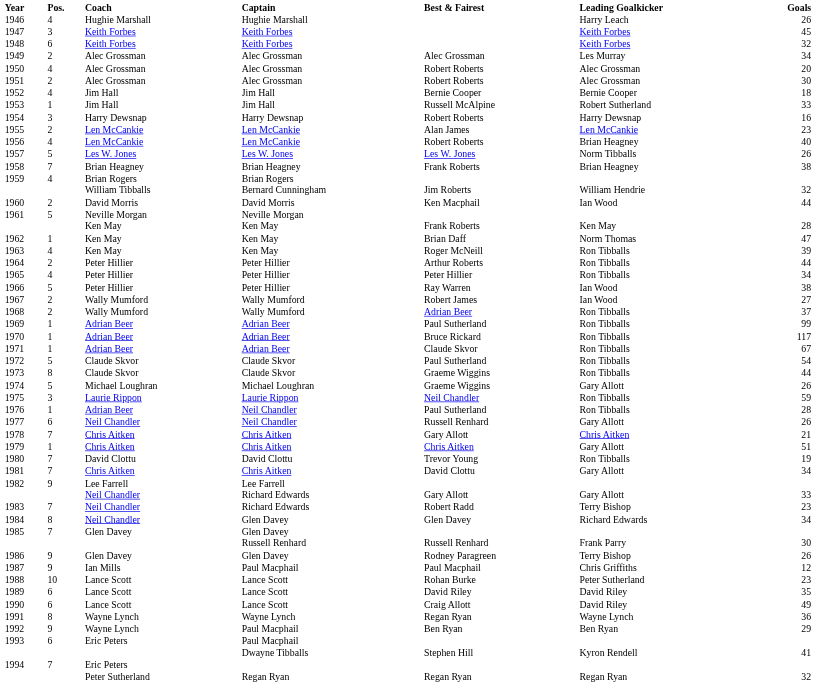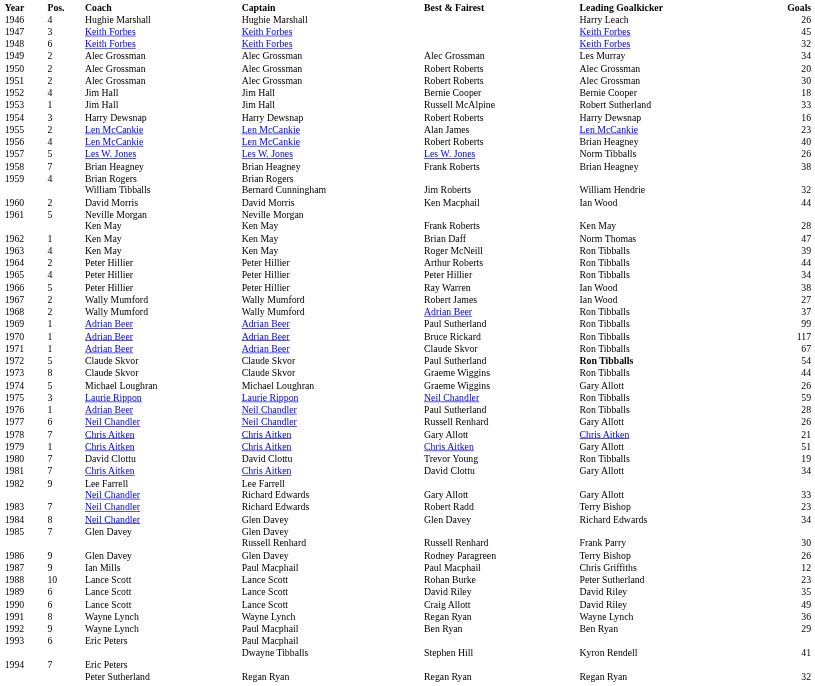(66, 69) 4 -> (66, 69) 2
(605, 361) normal -> (606, 361) bold
